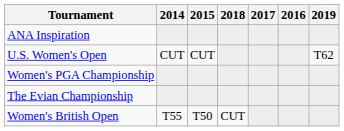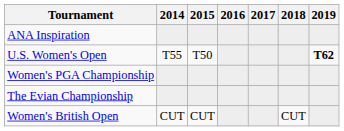columns swapped: (293, 14) <-> (233, 14)
(172, 55) CUT -> (172, 55) T55
(202, 55) CUT -> (202, 55) T50
(324, 55) normal -> (324, 55) bold
(172, 116) T55 -> (172, 116) CUT
(202, 116) T50 -> (202, 116) CUT
